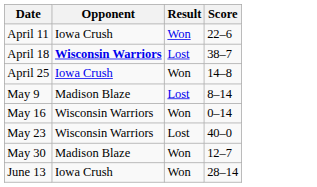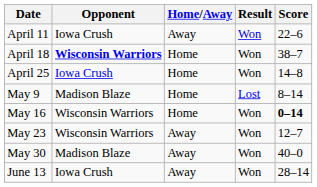+ column: (200, 14)
(178, 53) Lost -> (250, 53) Won
(220, 113) normal -> (290, 113) bold
(178, 133) Lost -> (250, 133) Won
(220, 133) 40–0 -> (290, 133) 12–7
(220, 152) 12–7 -> (290, 152) 40–0
